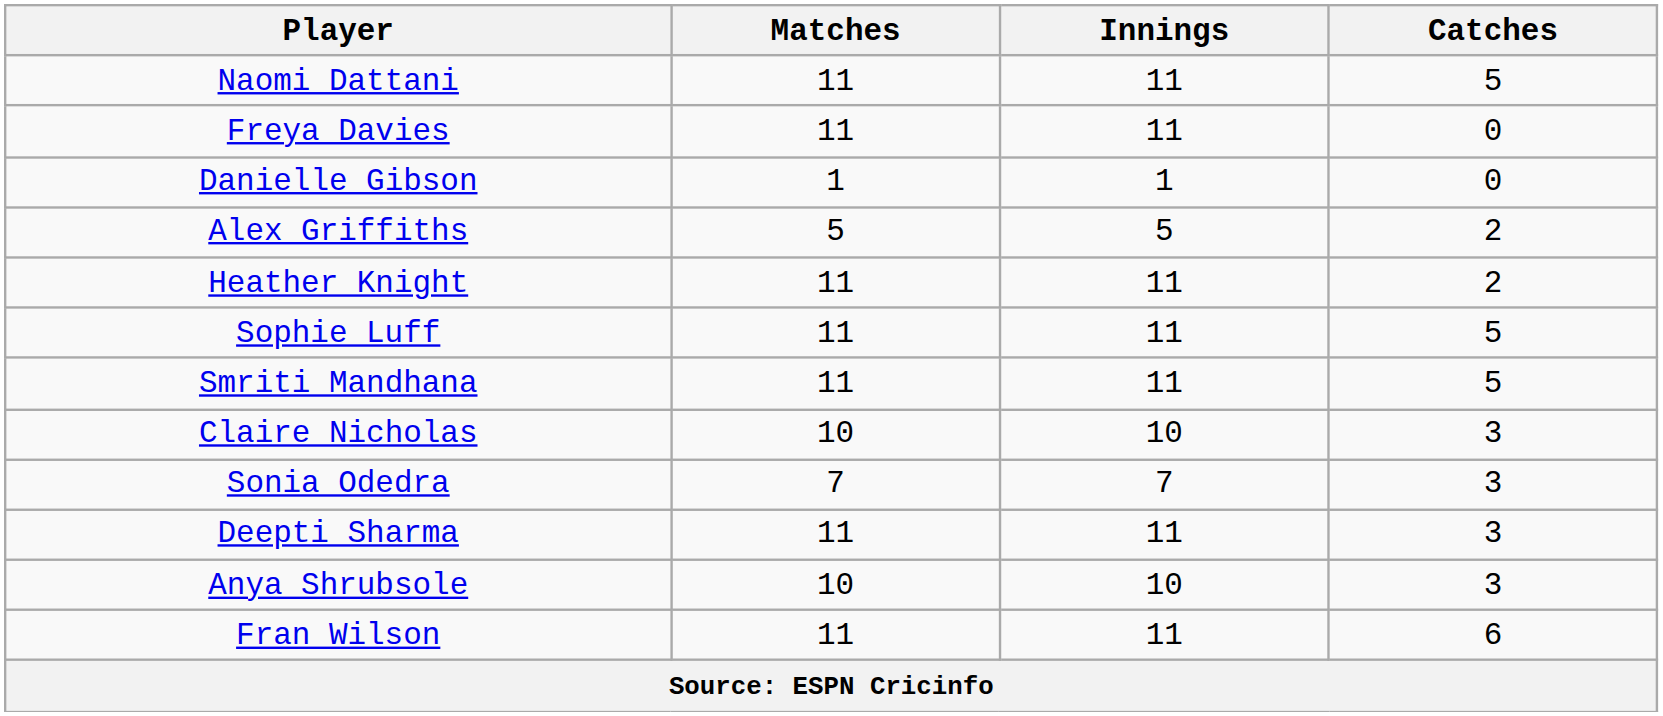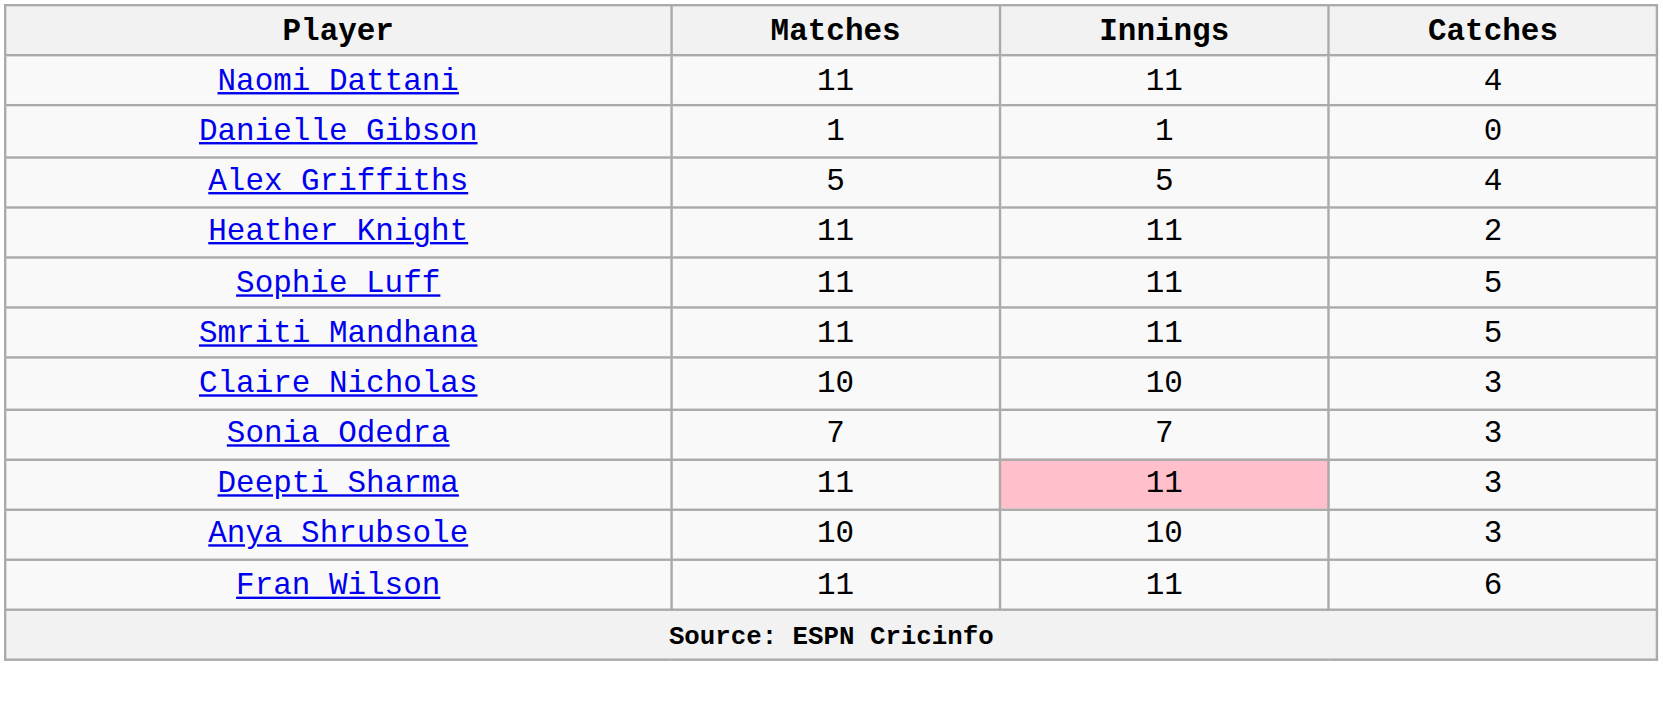(1493, 81) 5 -> (1493, 81) 4
- row: (338, 131)
(1493, 232) 2 -> (1493, 182) 4
(1164, 535) no background -> (1164, 484) pink background
